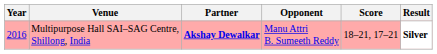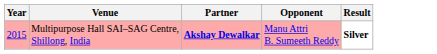- column: (371, 13)
(17, 35) 2016 -> (17, 35) 2015
